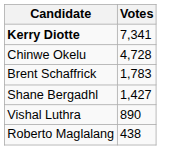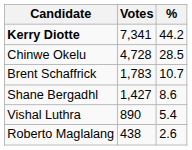+ column: (172, 14)
